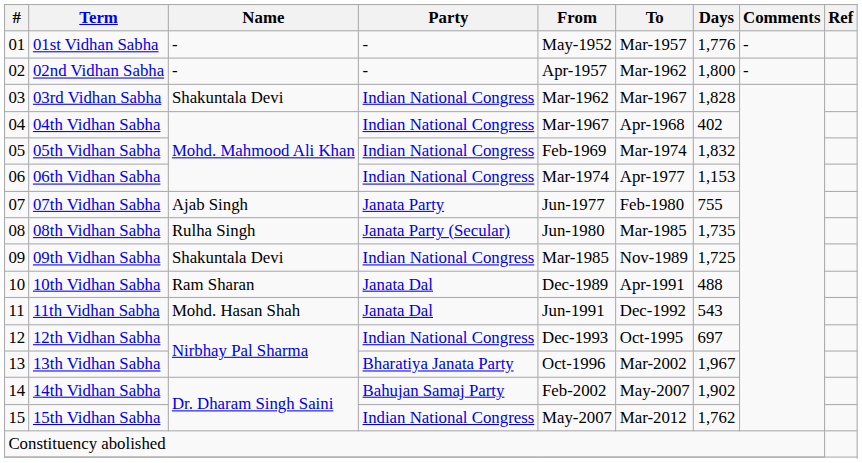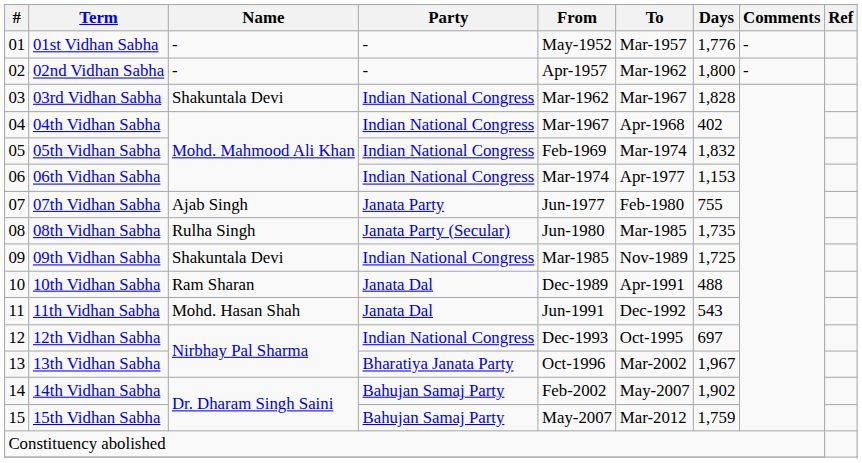(448, 417) Indian National Congress -> (433, 417) Bahujan Samaj Party
(716, 417) 1,762 -> (716, 417) 1,759
